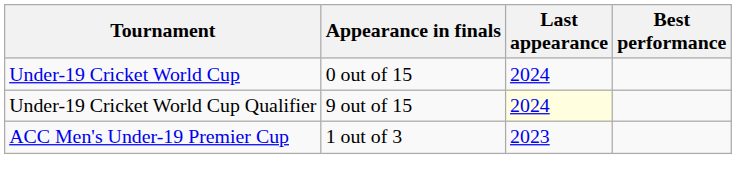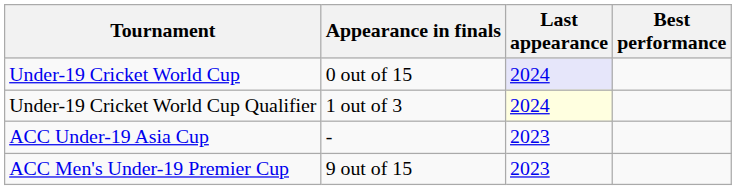(530, 74) no background -> (530, 74) lavender background
(369, 105) 9 out of 15 -> (364, 105) 1 out of 3
+ row: (109, 136)
(364, 136) 1 out of 3 -> (369, 168) 9 out of 15
